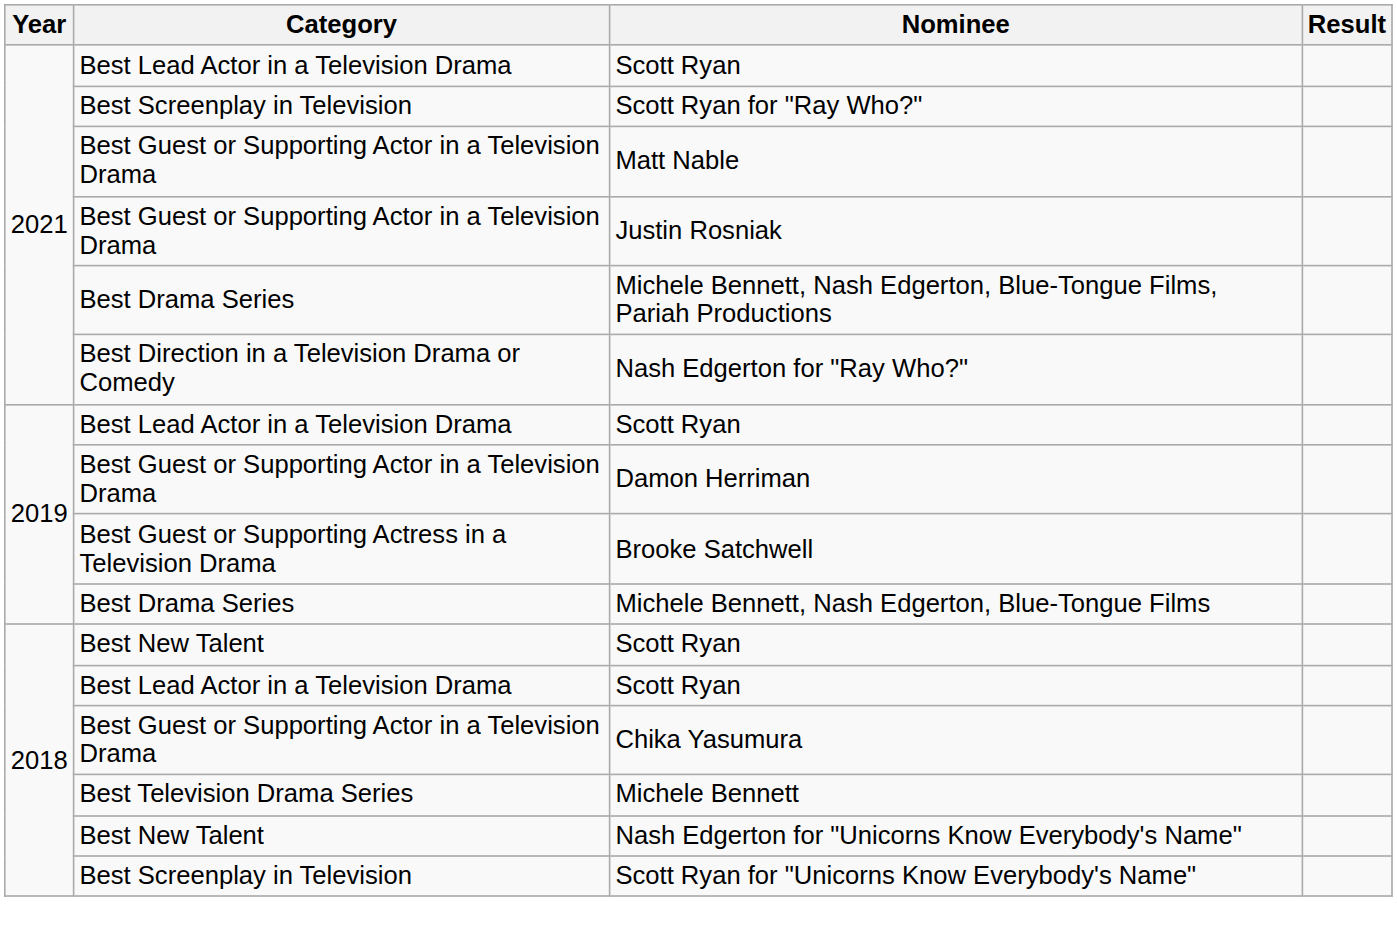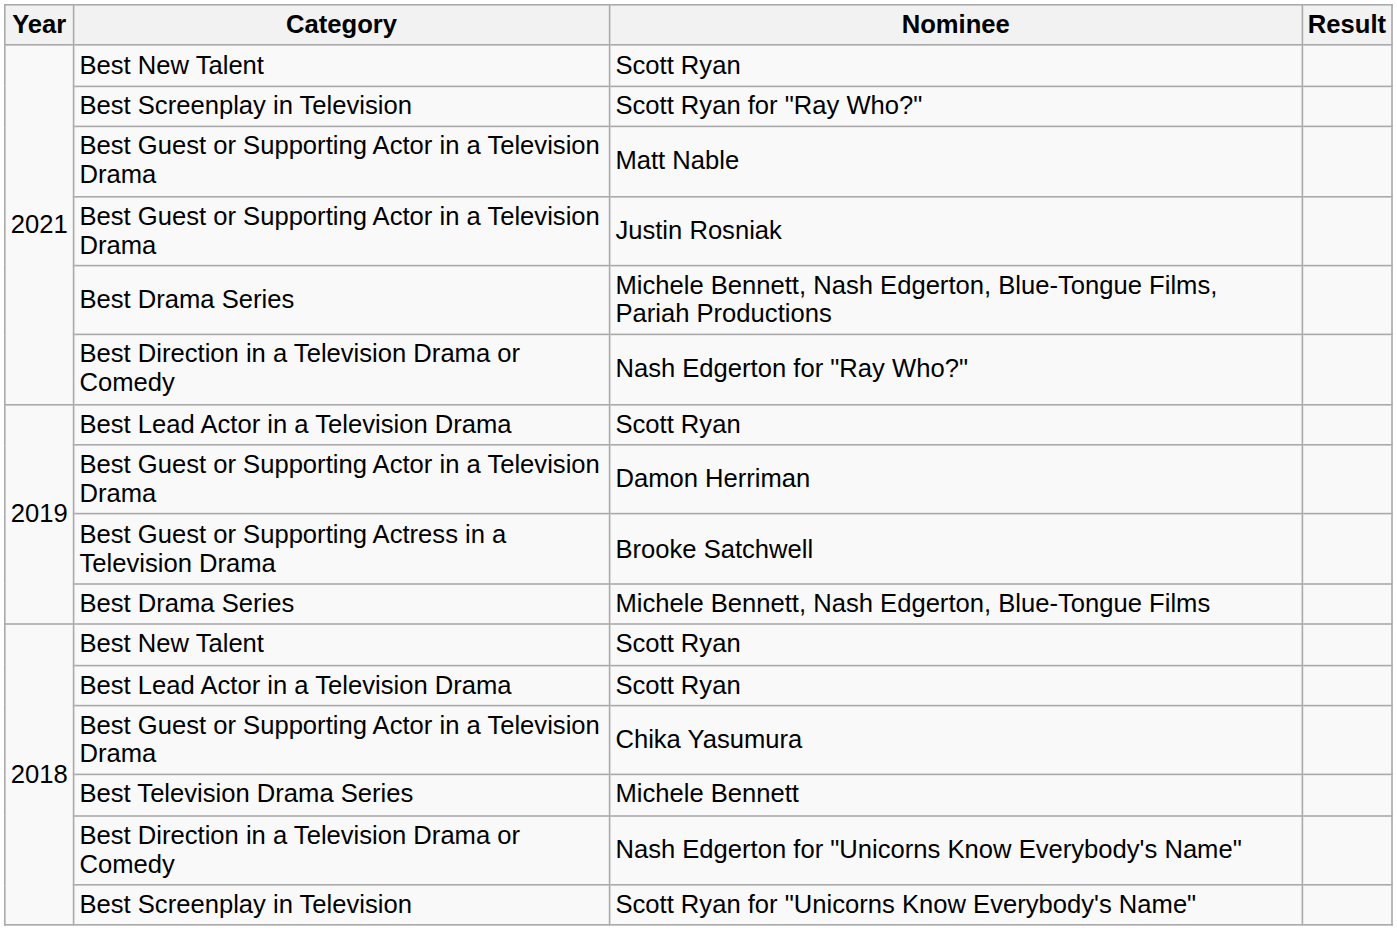(296, 65) Best Lead Actor in a Television Drama -> (172, 65) Best New Talent
(172, 835) Best New Talent -> (300, 849) Best Direction in a Television Drama or Comedy
